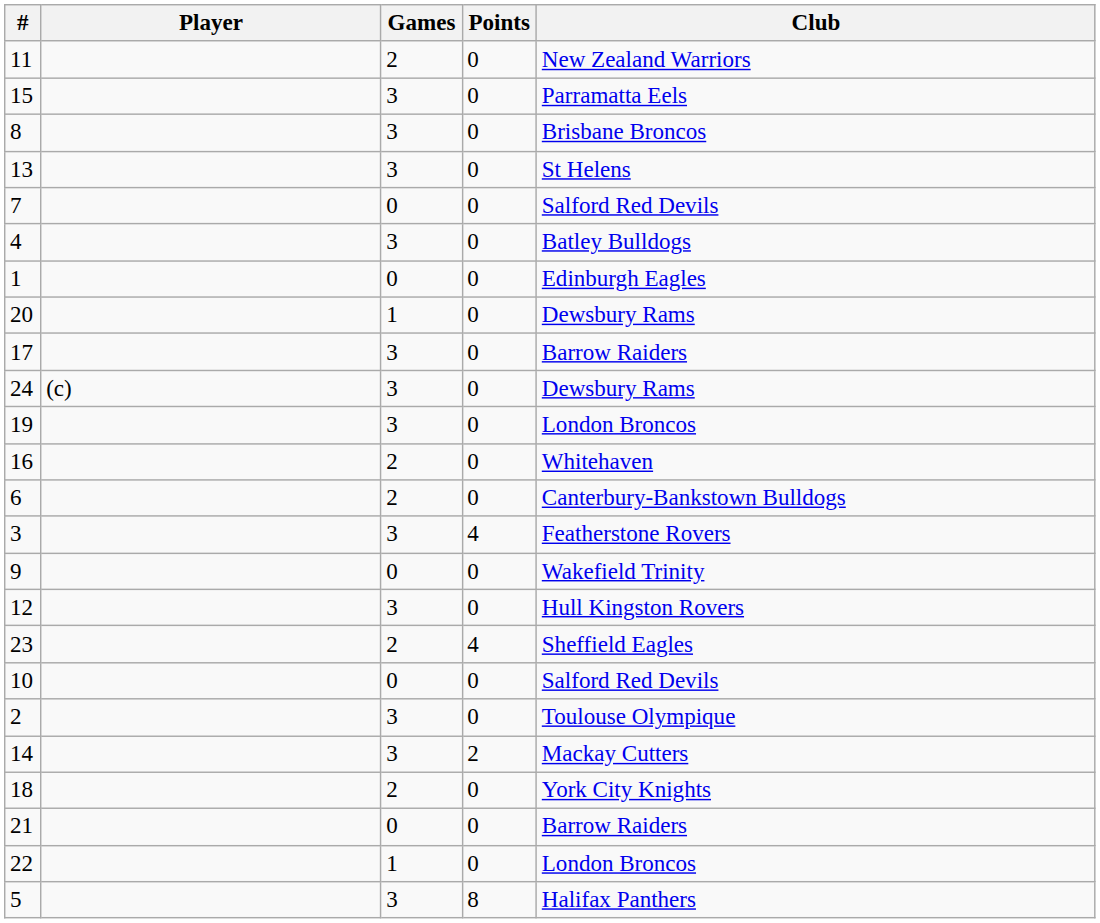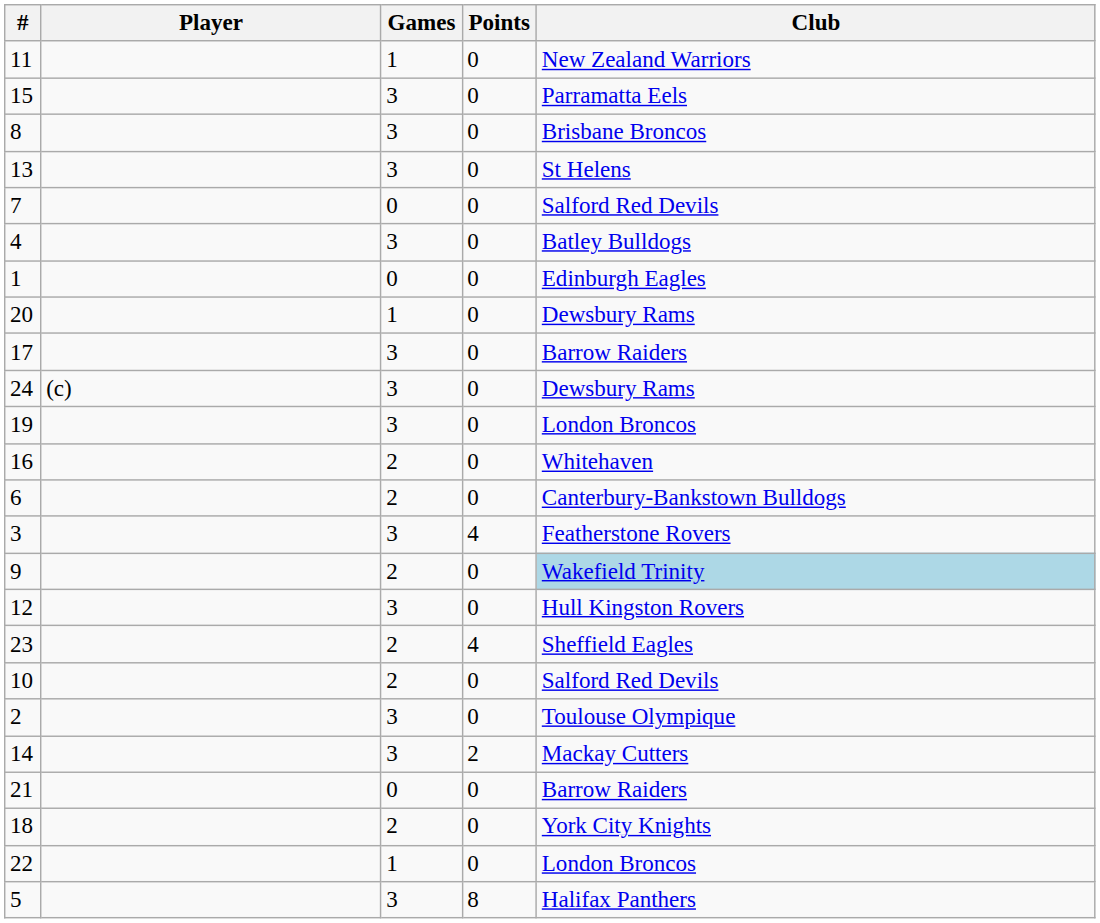(392, 59) 2 -> (392, 59) 1
(392, 570) 0 -> (392, 570) 2
(623, 570) no background -> (623, 570) lightblue background
(392, 680) 0 -> (392, 680) 2
rows swapped: (22, 790) <-> (22, 826)
